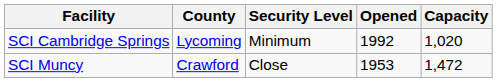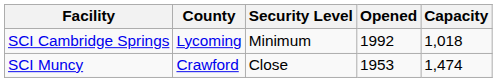(443, 41) 1,020 -> (443, 41) 1,018
(443, 65) 1,472 -> (443, 65) 1,474
